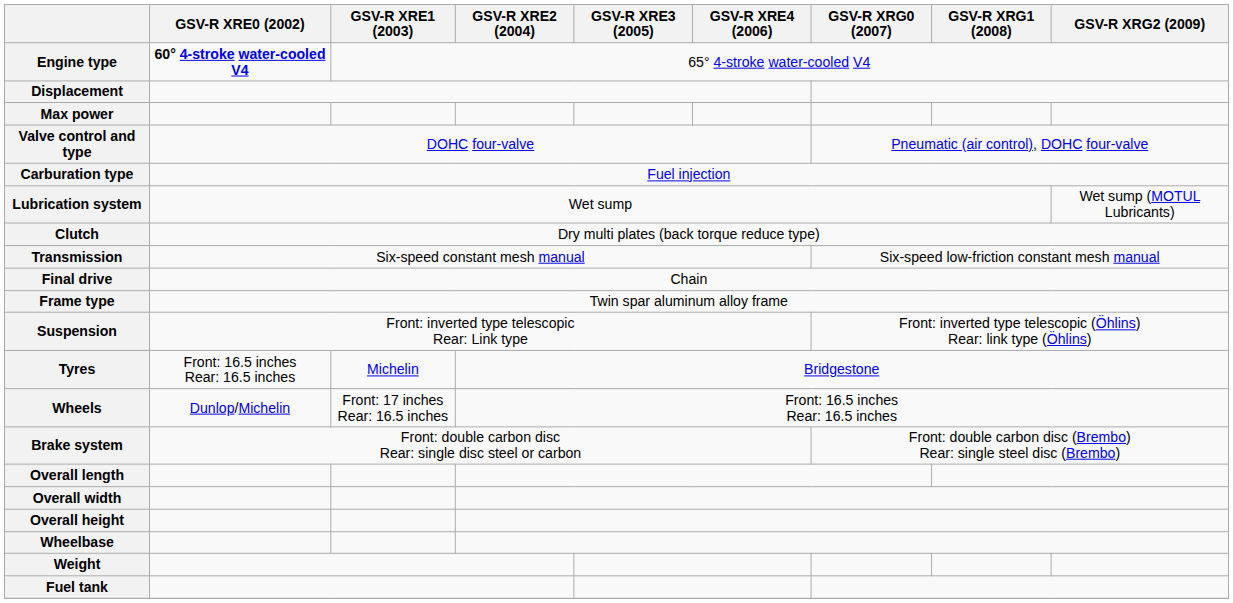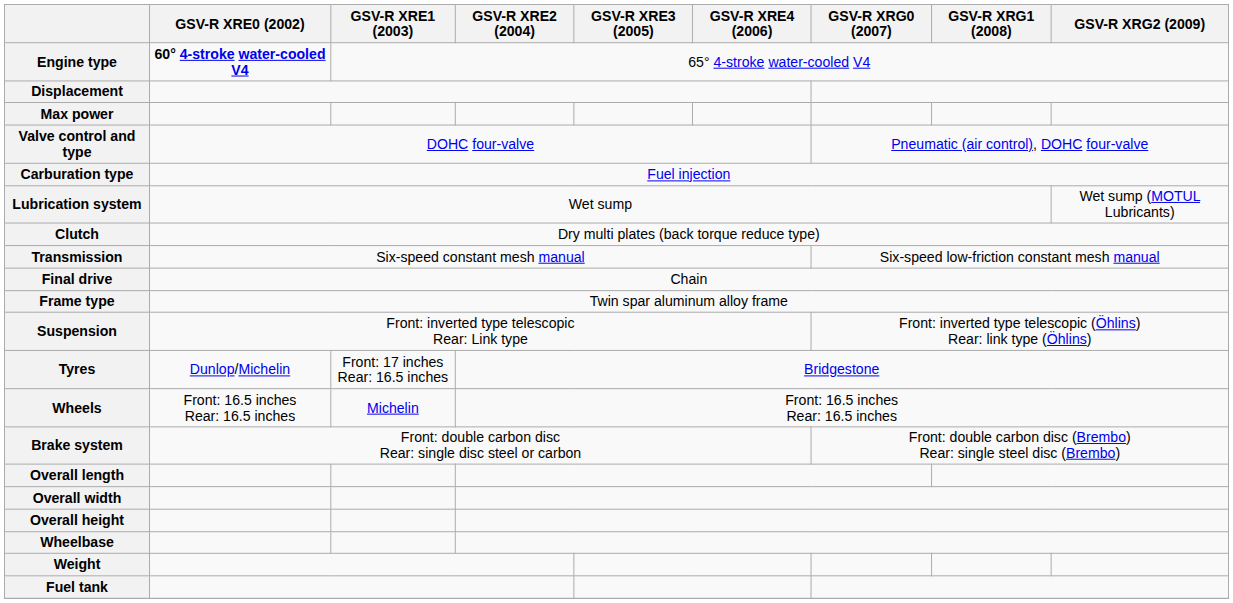(240, 370) Front: 16.5 inches Rear: 16.5 inches -> (240, 370) Dunlop/Michelin
(393, 370) Michelin -> (393, 370) Front: 17 inches Rear: 16.5 inches
(240, 408) Dunlop/Michelin -> (240, 408) Front: 16.5 inches Rear: 16.5 inches
(393, 408) Front: 17 inches Rear: 16.5 inches -> (393, 408) Michelin
